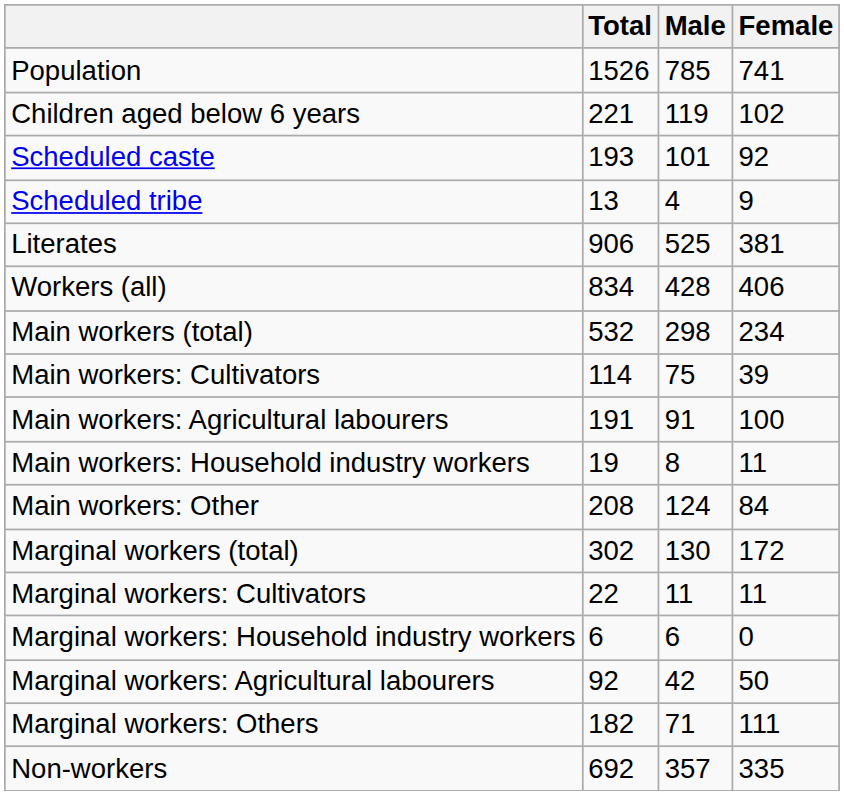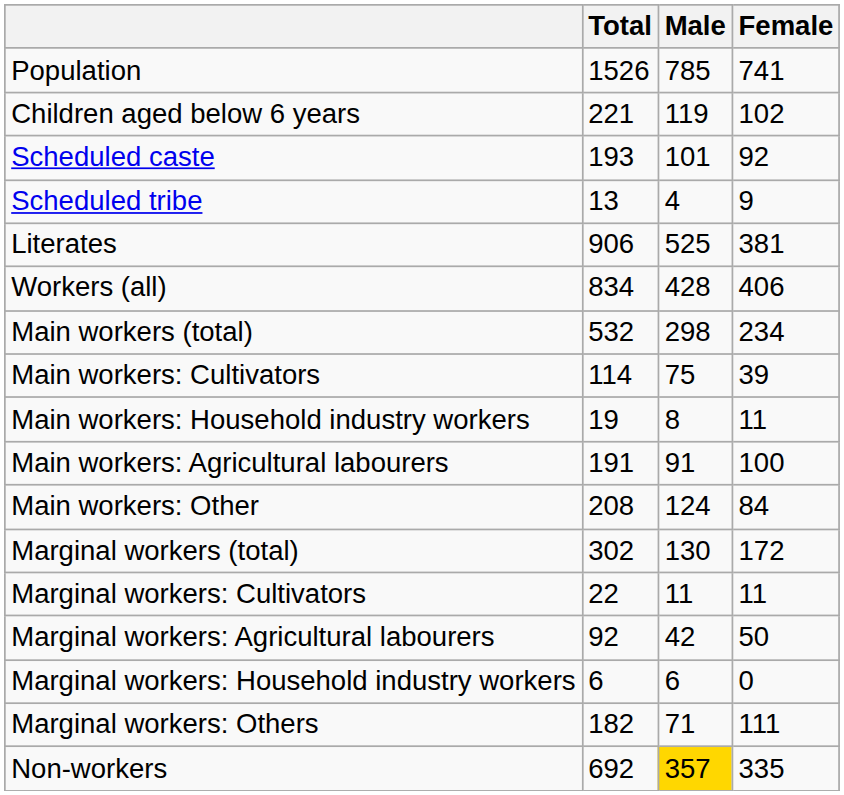rows swapped: (230, 419) <-> (270, 462)
rows swapped: (253, 680) <-> (293, 637)
(688, 768) no background -> (688, 768) gold background
